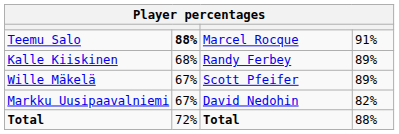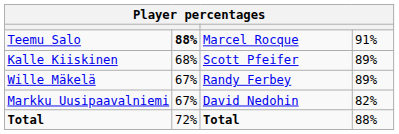(247, 60) Randy Ferbey -> (251, 60) Scott Pfeifer
(251, 80) Scott Pfeifer -> (247, 80) Randy Ferbey
